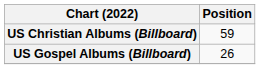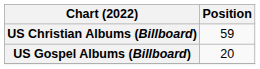(227, 53) 26 -> (227, 53) 20
